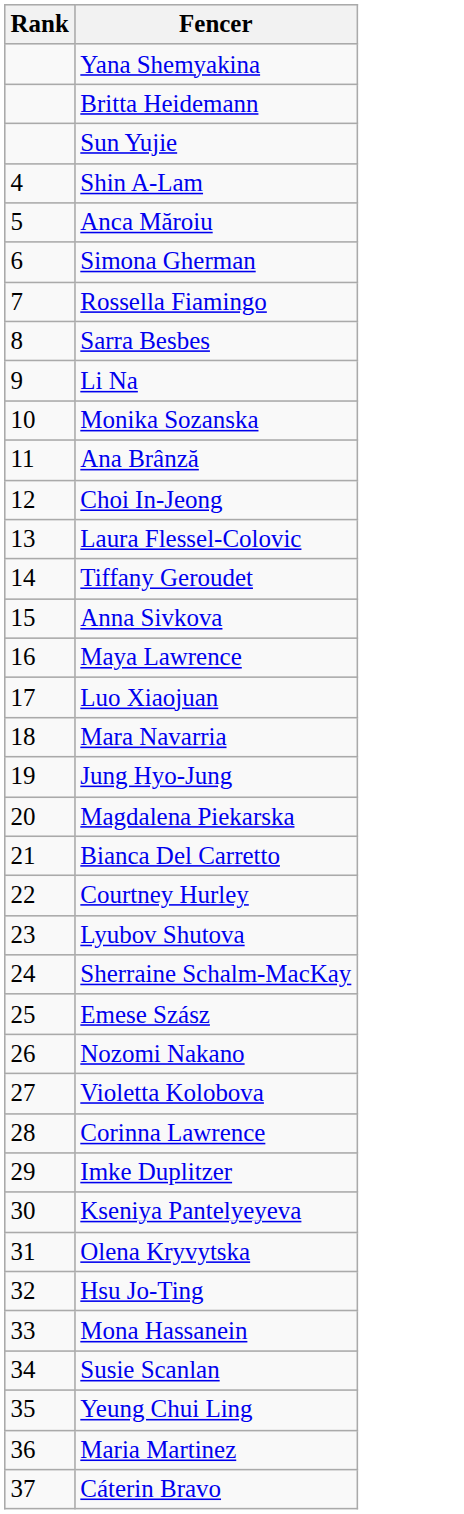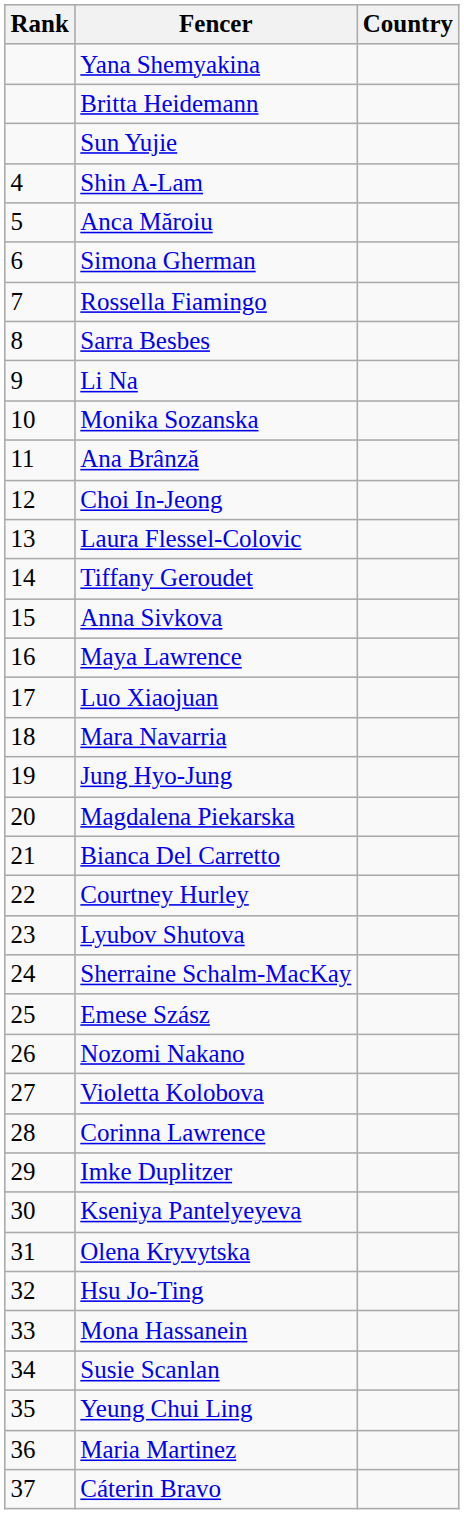+ column: (408, 24)
